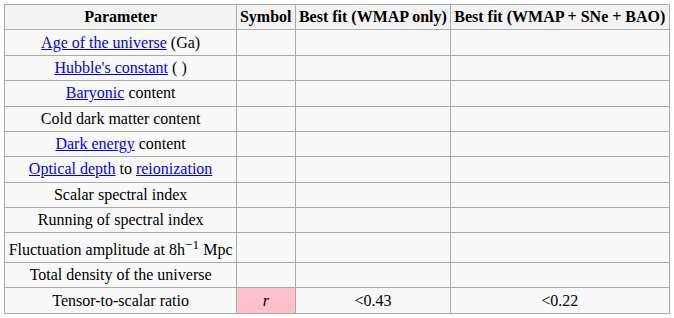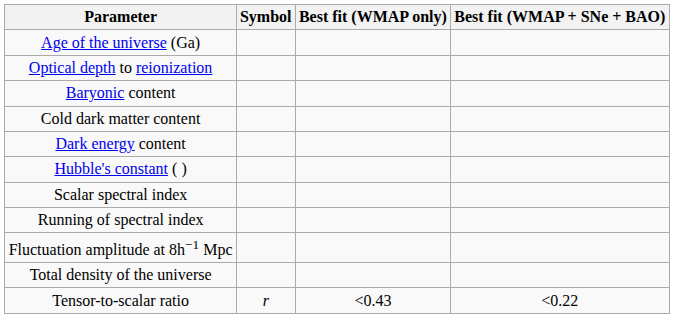rows swapped: (121, 67) <-> (121, 169)
(266, 300) pink background -> (266, 300) no background
